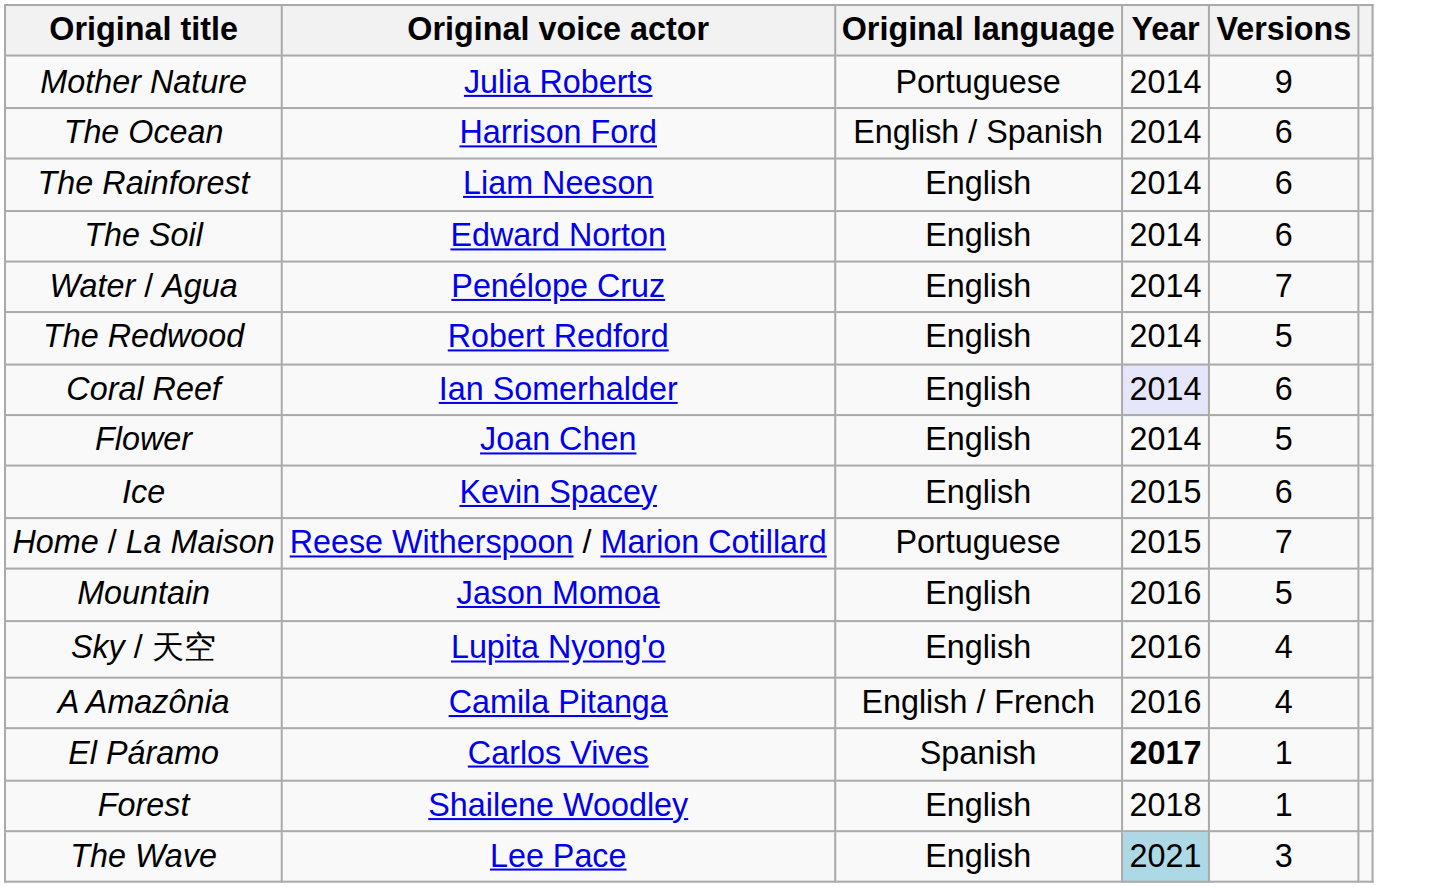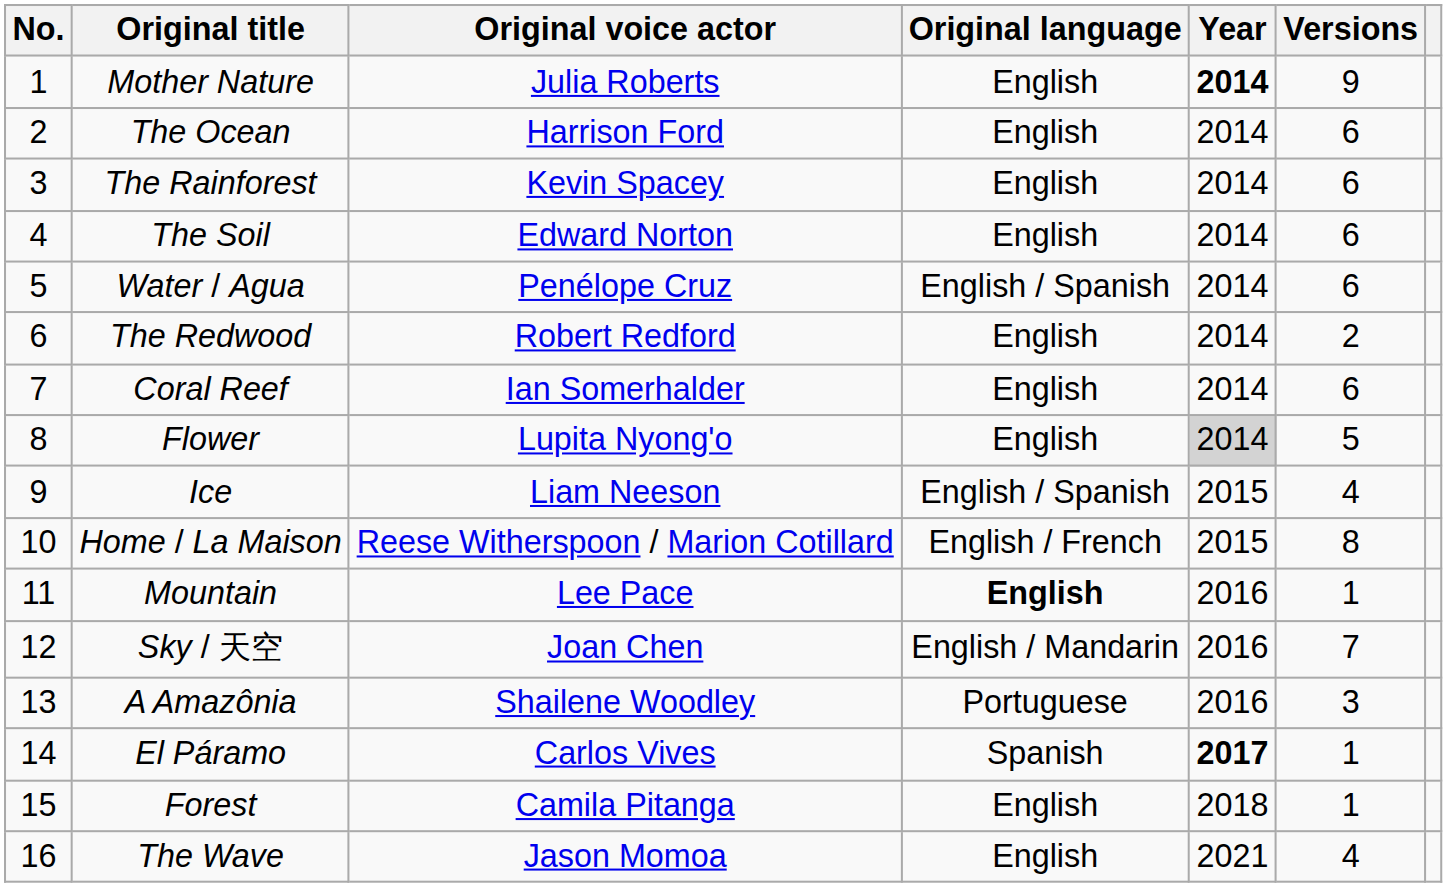+ column: (38, 30)
(978, 81) Portuguese -> (1045, 81) English
(1166, 81) normal -> (1233, 81) bold
(978, 132) English / Spanish -> (1045, 132) English
(558, 183) Liam Neeson -> (625, 183) Kevin Spacey
(978, 286) English -> (1045, 286) English / Spanish
(1284, 286) 7 -> (1351, 286) 6
(1284, 337) 5 -> (1351, 337) 2
(1166, 388) lavender background -> (1233, 388) no background
(558, 440) Joan Chen -> (625, 440) Lupita Nyong'o
(1166, 440) no background -> (1233, 440) lightgrey background
(558, 491) Kevin Spacey -> (625, 491) Liam Neeson
(978, 491) English -> (1045, 491) English / Spanish
(1284, 491) 6 -> (1351, 491) 4
(978, 542) Portuguese -> (1045, 542) English / French
(1284, 542) 7 -> (1351, 542) 8
(558, 593) Jason Momoa -> (625, 593) Lee Pace
(978, 593) normal -> (1045, 593) bold
(1284, 593) 5 -> (1351, 593) 1
(558, 648) Lupita Nyong'o -> (625, 648) Joan Chen
(978, 648) English -> (1045, 648) English / Mandarin
(1284, 648) 4 -> (1351, 648) 7
(558, 702) Camila Pitanga -> (625, 702) Shailene Woodley
(978, 702) English / French -> (1045, 702) Portuguese
(1284, 702) 4 -> (1351, 702) 3
(558, 805) Shailene Woodley -> (625, 805) Camila Pitanga
(558, 856) Lee Pace -> (625, 856) Jason Momoa
(1166, 856) lightblue background -> (1233, 856) no background
(1284, 856) 3 -> (1351, 856) 4
